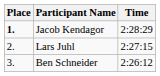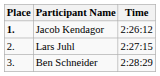(137, 29) 2:28:29 -> (137, 29) 2:26:12
(137, 63) 2:26:12 -> (137, 63) 2:28:29
